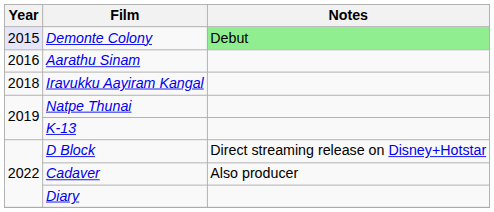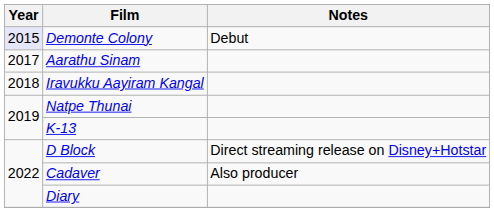(229, 38) lightgreen background -> (229, 38) no background
(24, 60) 2016 -> (24, 60) 2017
